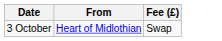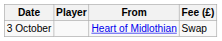+ column: (71, 13)
